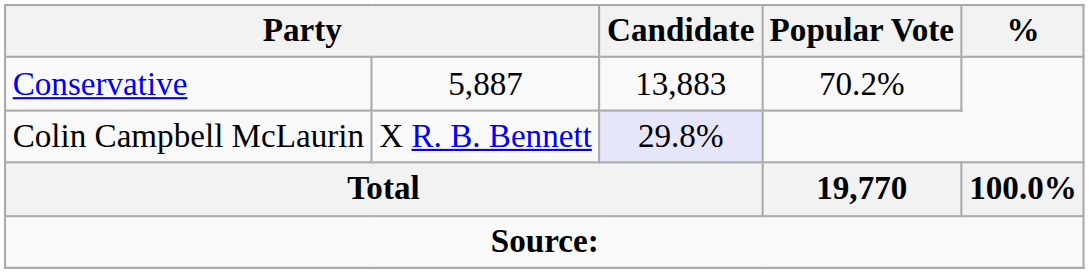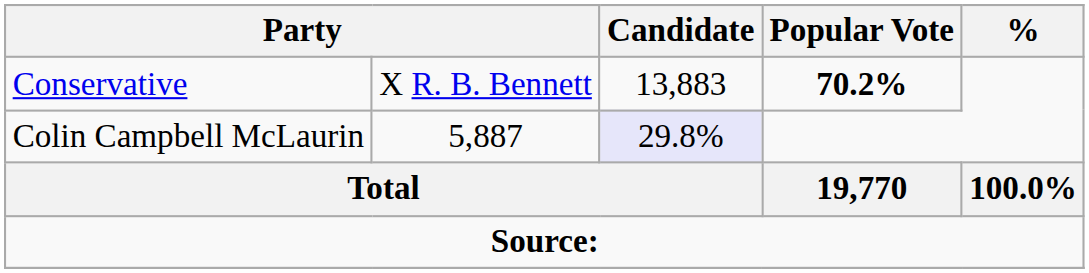(486, 83) 5,887 -> (486, 83) X R. B. Bennett
(862, 83) normal -> (862, 83) bold
(486, 135) X R. B. Bennett -> (486, 135) 5,887
